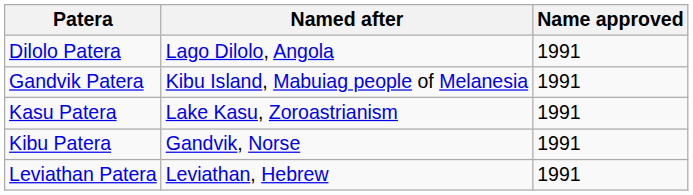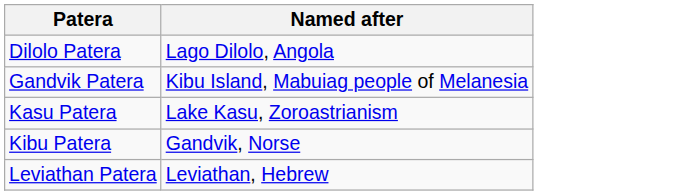- column: (610, 19)
